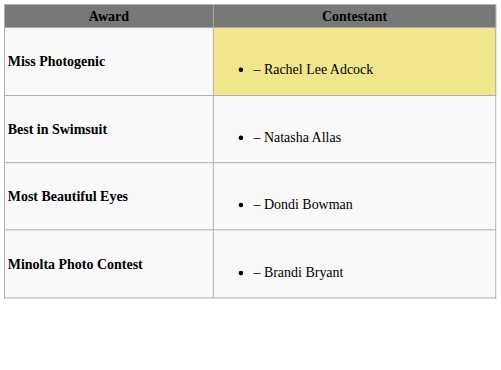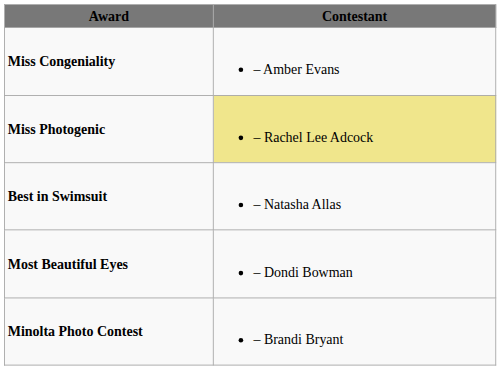+ row: (61, 61)
